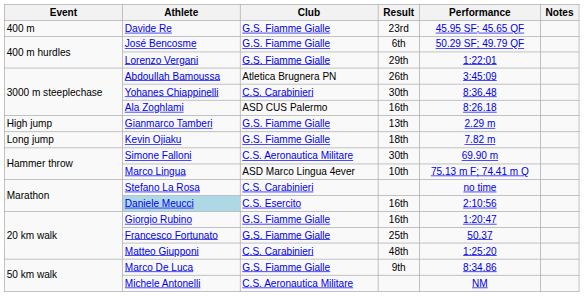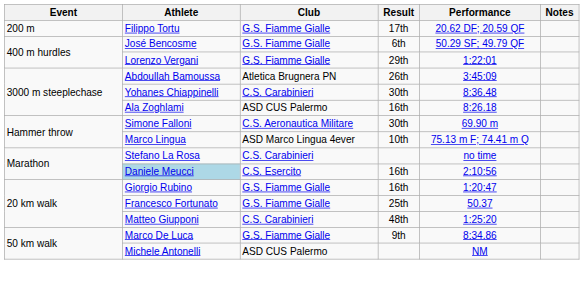+ row: (152, 29)
- row: (148, 29)
- row: (169, 124)
- row: (153, 140)
(298, 283) C.S. Aeronautica Militare -> (285, 252) ASD CUS Palermo
